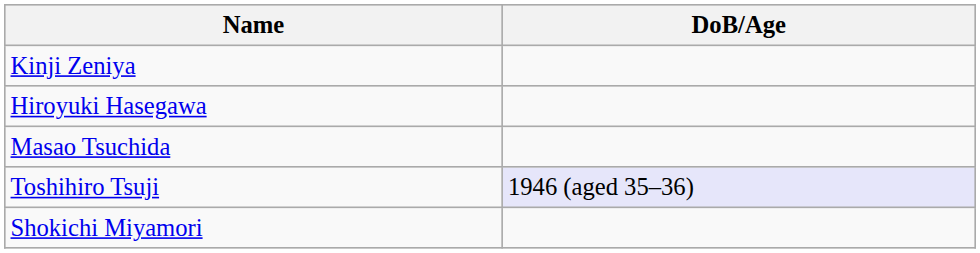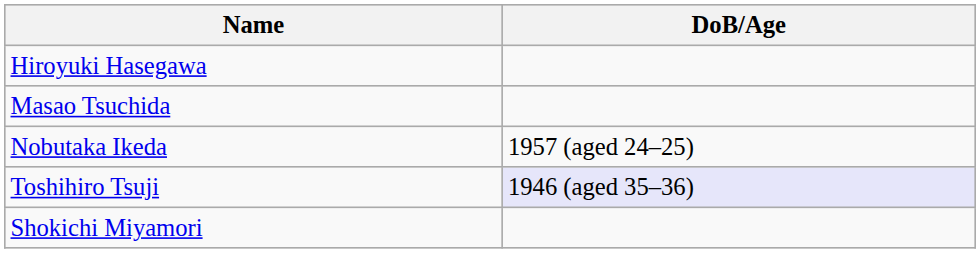- row: (73, 65)
+ row: (89, 146)
